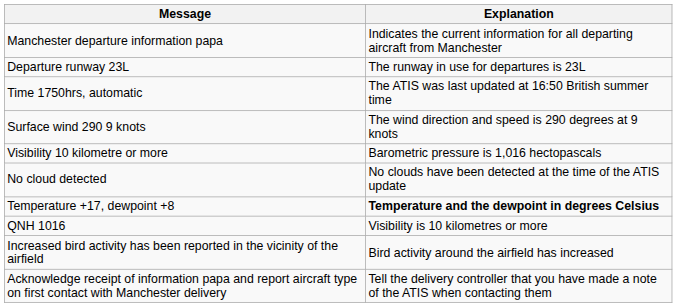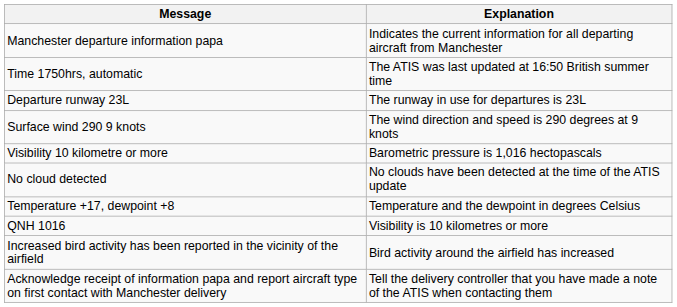rows swapped: (75, 93) <-> (68, 67)
(514, 206) bold -> (504, 206) normal
